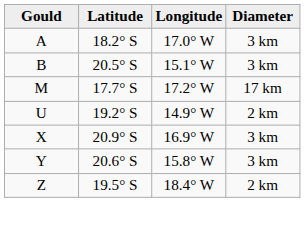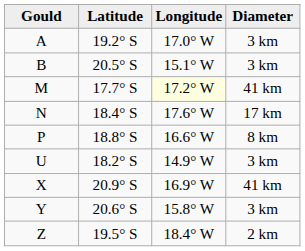(115, 40) 18.2° S -> (115, 40) 19.2° S
(189, 88) no background -> (189, 88) lightyellow background
(263, 88) 17 km -> (263, 88) 41 km
+ row: (41, 112)
+ row: (41, 137)
(115, 112) 19.2° S -> (115, 161) 18.2° S
(263, 112) 2 km -> (263, 161) 3 km
(263, 137) 3 km -> (263, 185) 41 km
